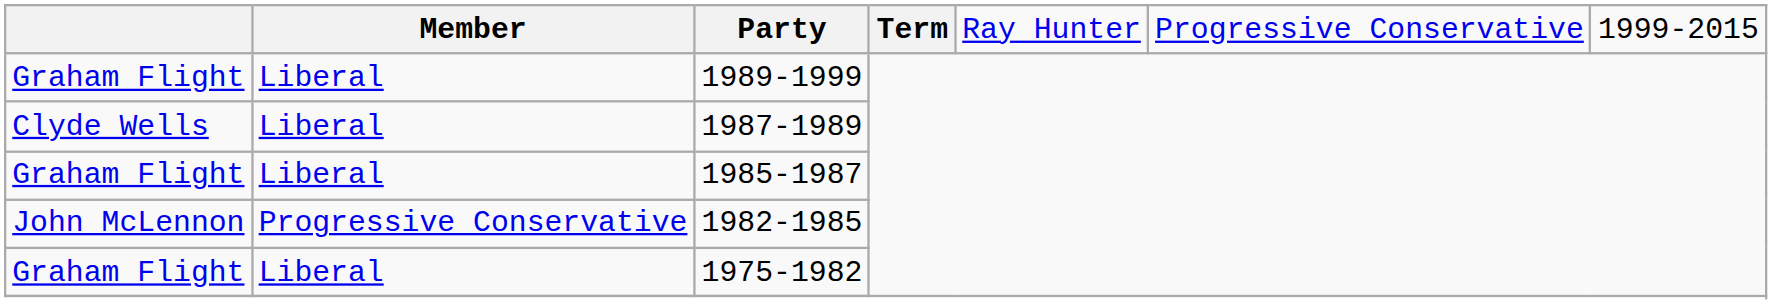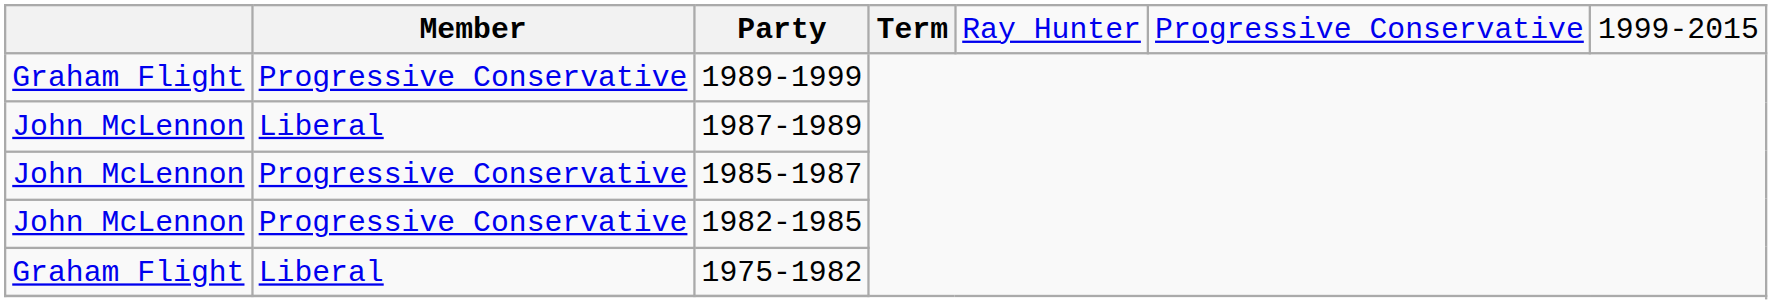(321, 78) Liberal -> (473, 78) Progressive Conservative
(111, 126) Clyde Wells -> (128, 126) John McLennon
(128, 175) Graham Flight -> (128, 175) John McLennon
(321, 175) Liberal -> (473, 175) Progressive Conservative
